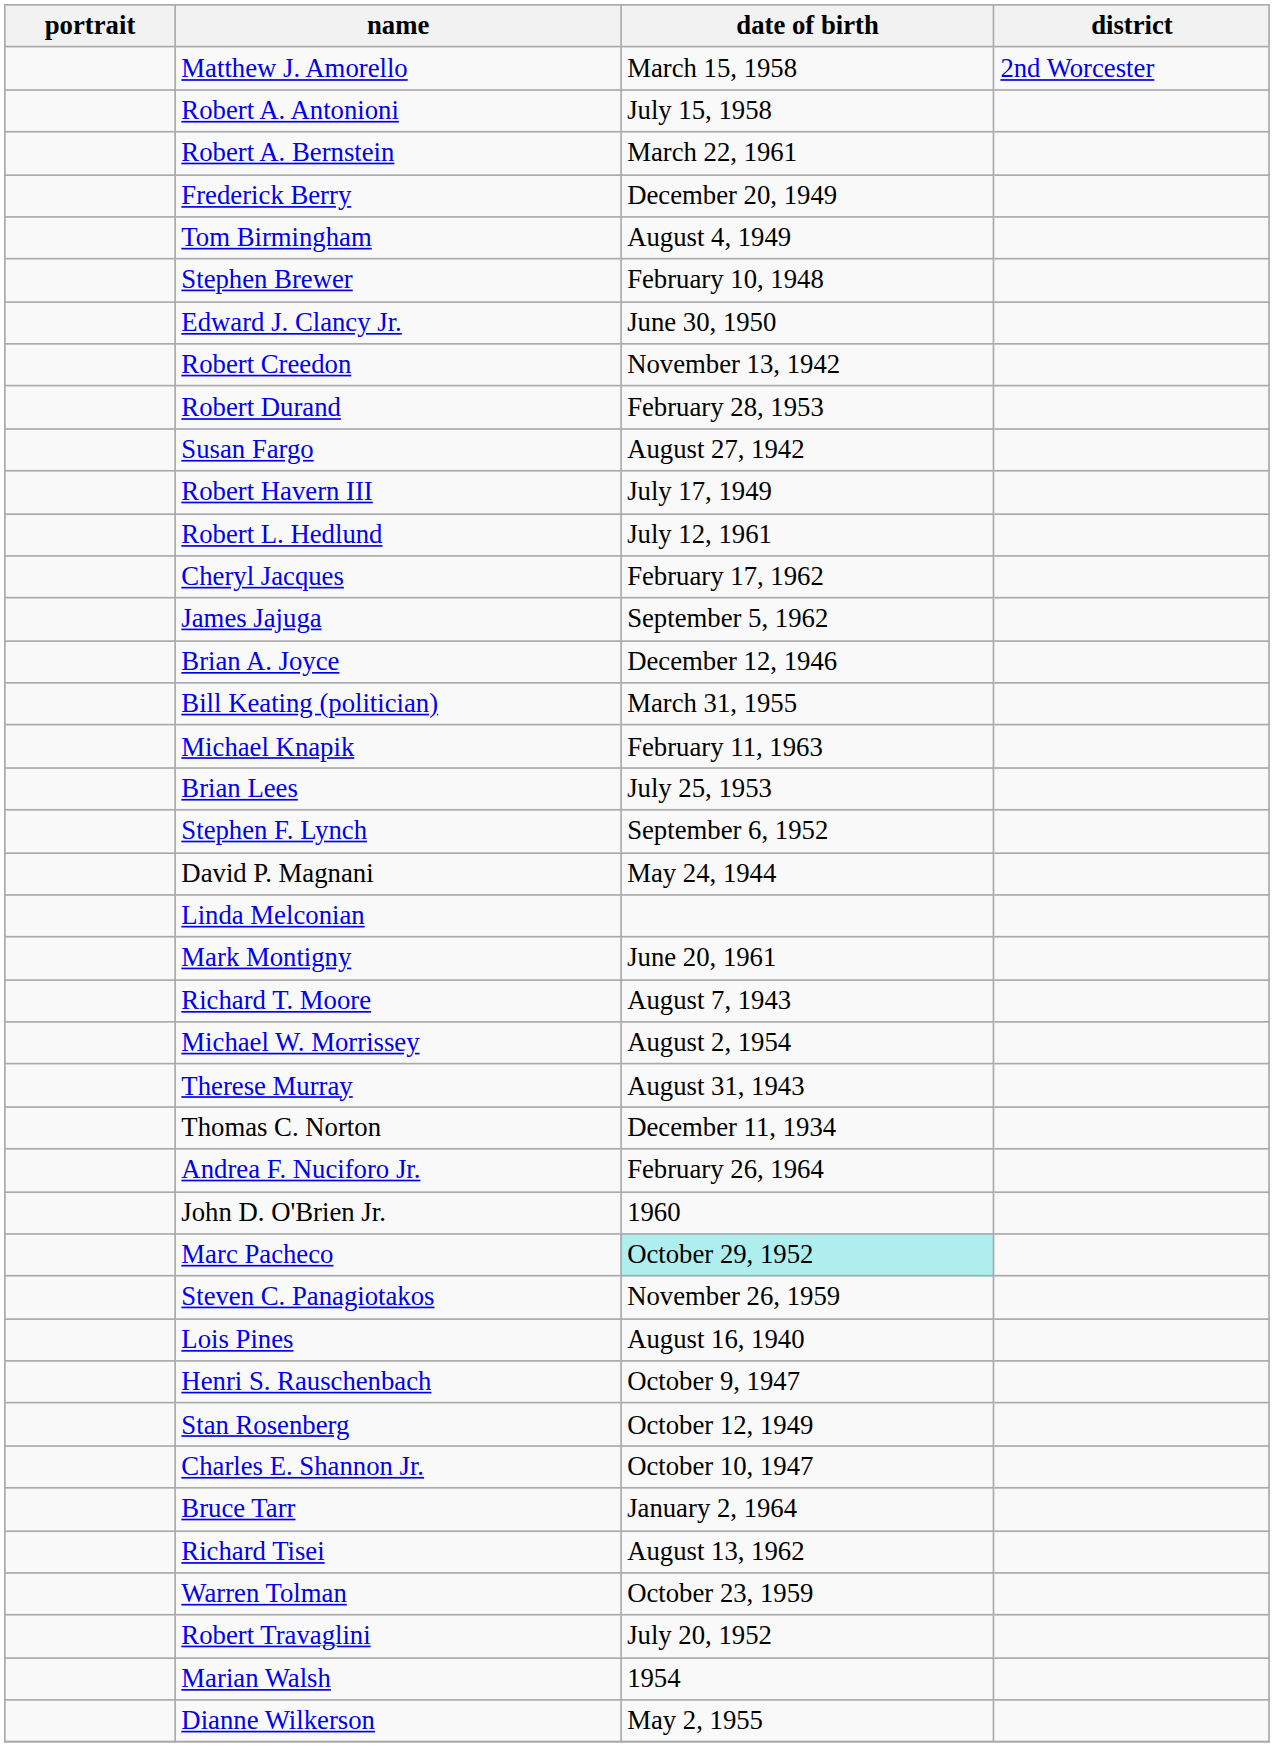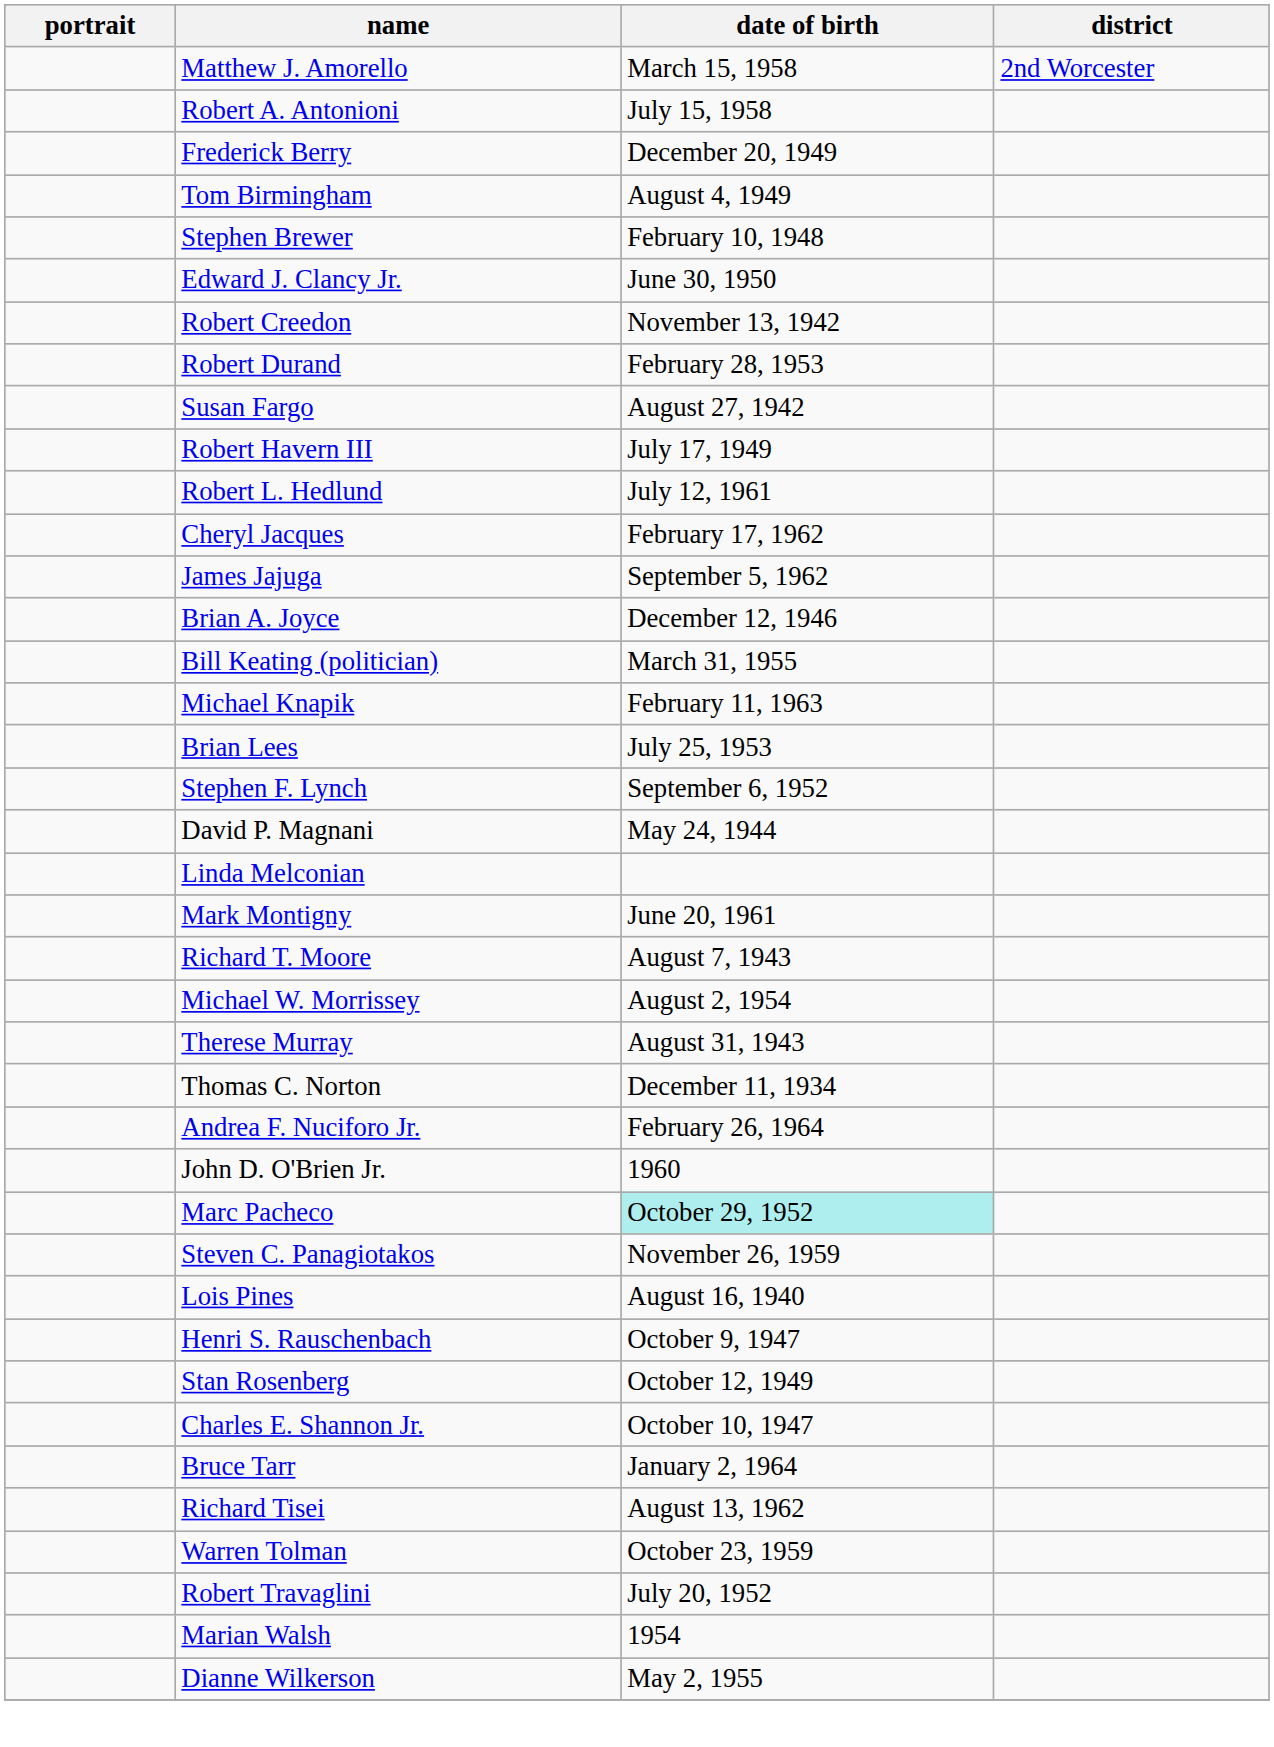- row: (288, 152)
